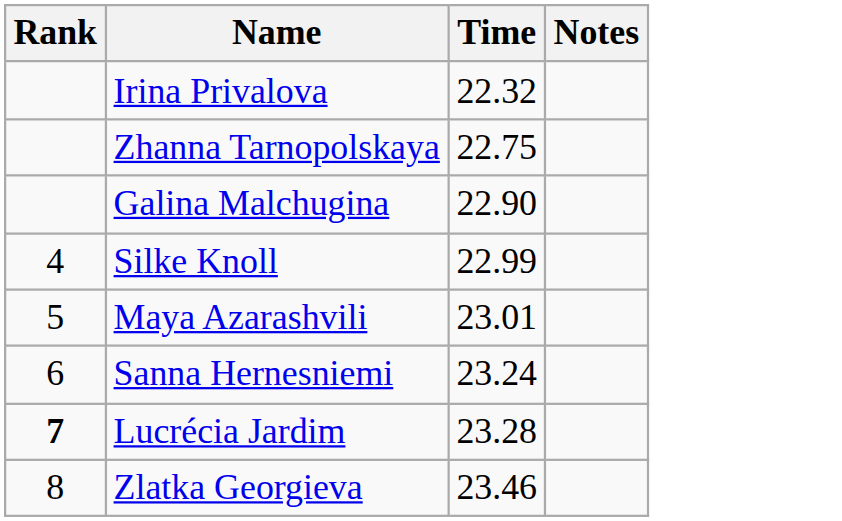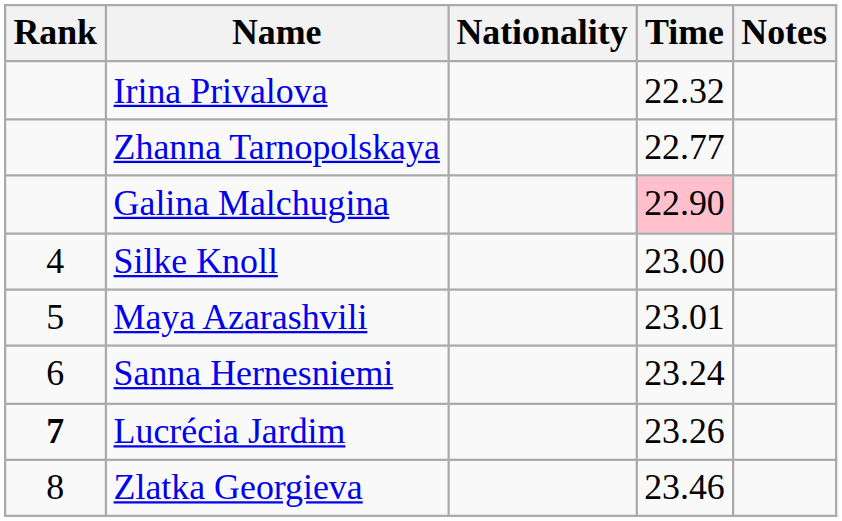+ column: (542, 32)
(497, 146) 22.75 -> (684, 146) 22.77
(497, 203) no background -> (684, 203) pink background
(497, 260) 22.99 -> (684, 260) 23.00
(497, 430) 23.28 -> (684, 430) 23.26
